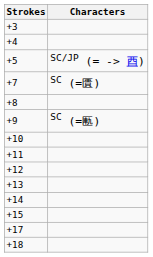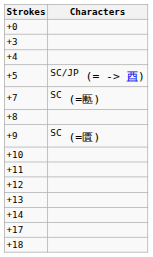+ row: (12, 27)
(75, 83) SC (=匱) -> (75, 98) SC (=匭)
(75, 120) SC (=匭) -> (75, 135) SC (=匱)
- row: (15, 215)
